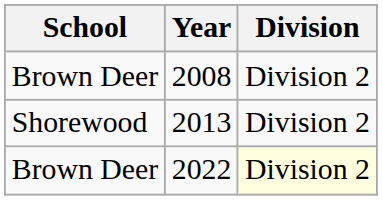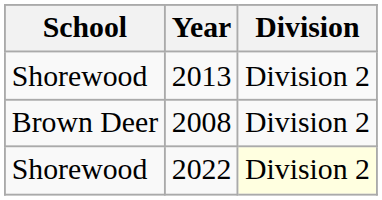rows swapped: (202, 75) <-> (202, 122)
(85, 169) Brown Deer -> (80, 169) Shorewood
